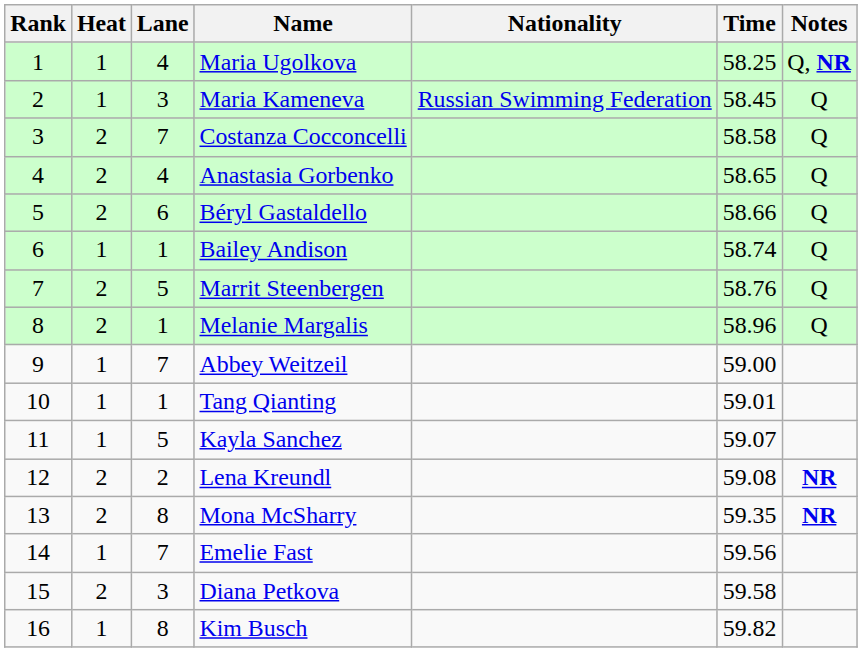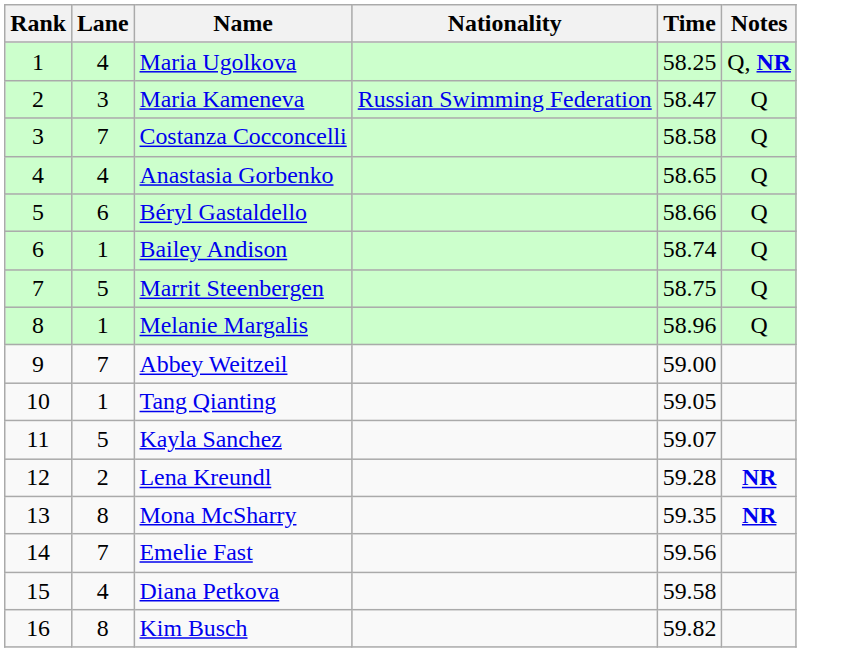- column: (101, 23)
(750, 99) 58.45 -> (690, 99) 58.47
(750, 288) 58.76 -> (690, 288) 58.75
(750, 401) 59.01 -> (690, 401) 59.05
(750, 477) 59.08 -> (690, 477) 59.28
(163, 590) 3 -> (103, 590) 4
